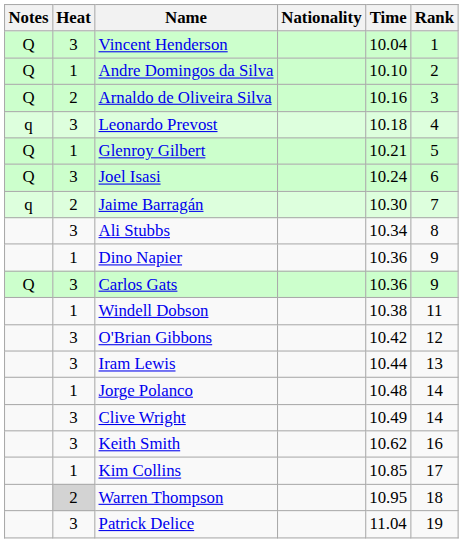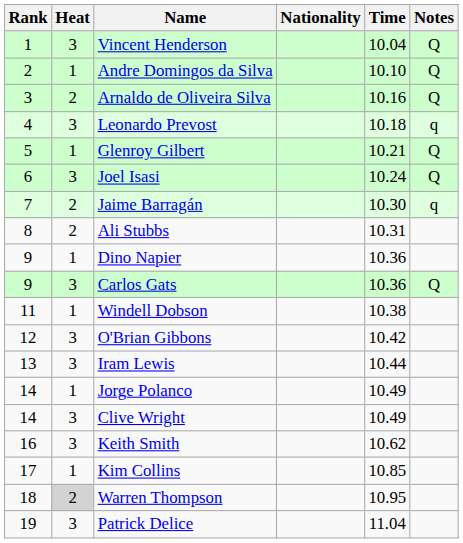columns swapped: (434, 17) <-> (28, 17)
(74, 230) 3 -> (73, 230) 2
(388, 230) 10.34 -> (387, 230) 10.31
(388, 390) 10.48 -> (387, 390) 10.49
